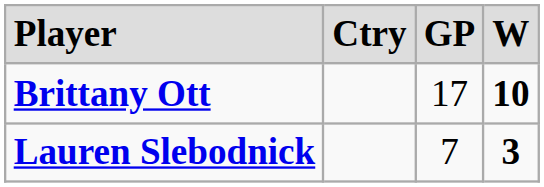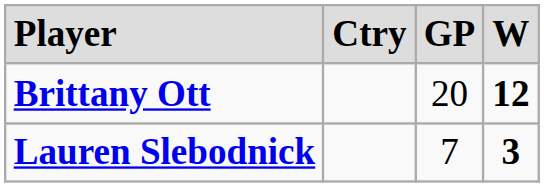(449, 92) 17 -> (449, 92) 20
(511, 92) 10 -> (511, 92) 12
